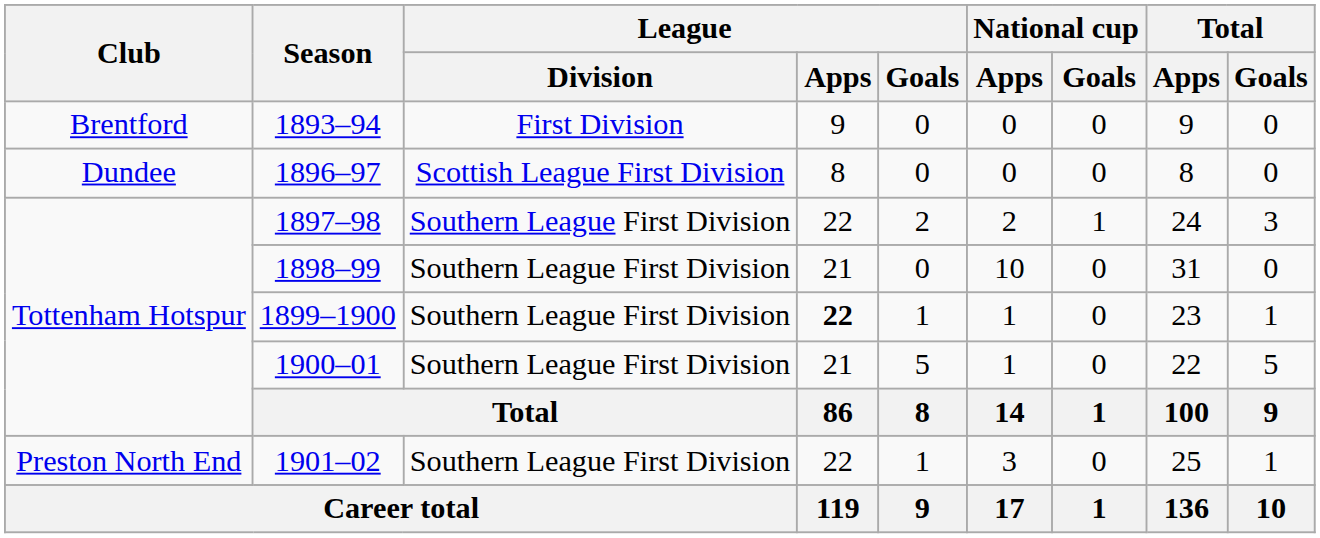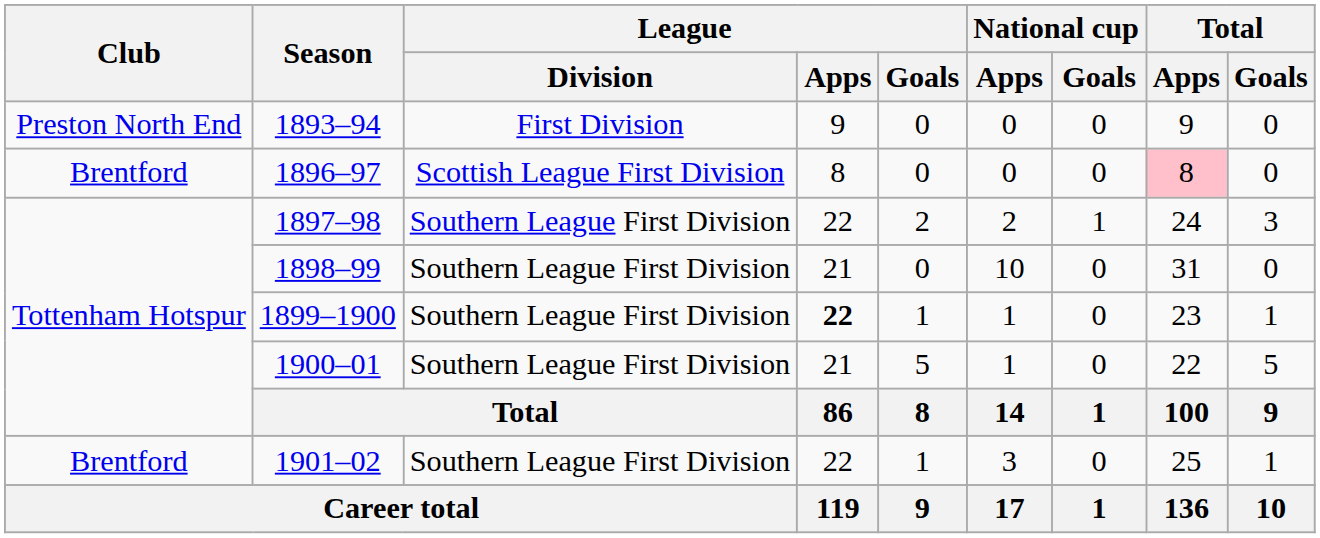(129, 124) Brentford -> (129, 124) Preston North End
(129, 172) Dundee -> (129, 172) Brentford
(1186, 172) no background -> (1186, 172) pink background
(129, 460) Preston North End -> (129, 460) Brentford
